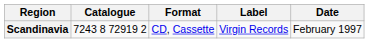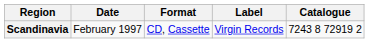columns swapped: (327, 12) <-> (110, 12)
